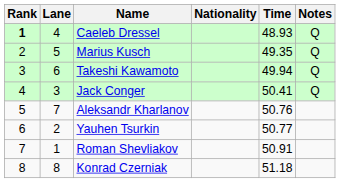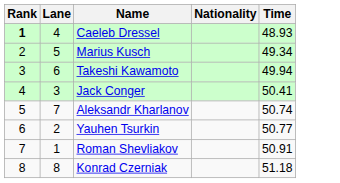- column: (315, 14)
(277, 52) 49.35 -> (277, 52) 49.34
(277, 110) 50.76 -> (277, 110) 50.74
